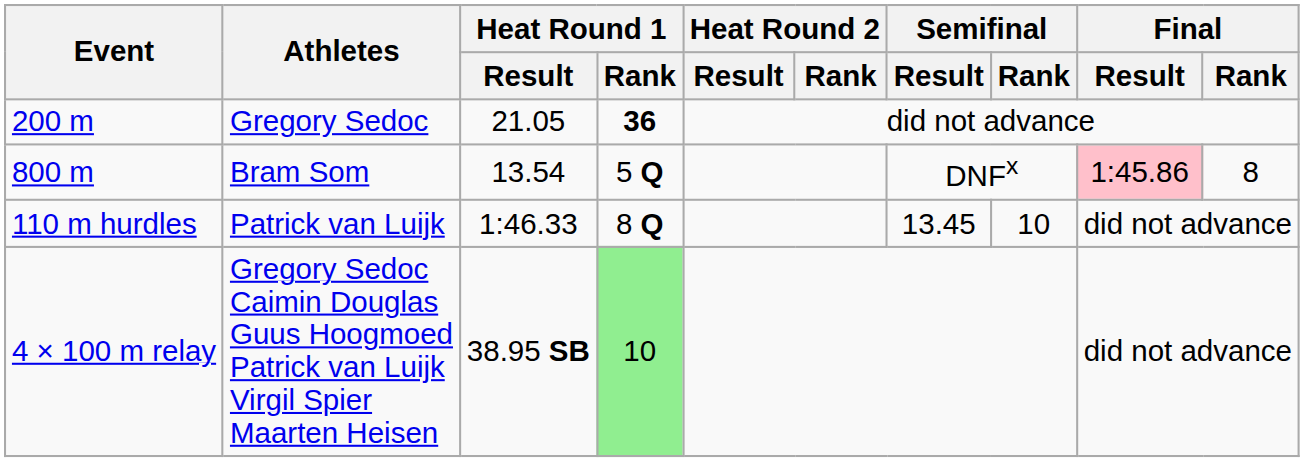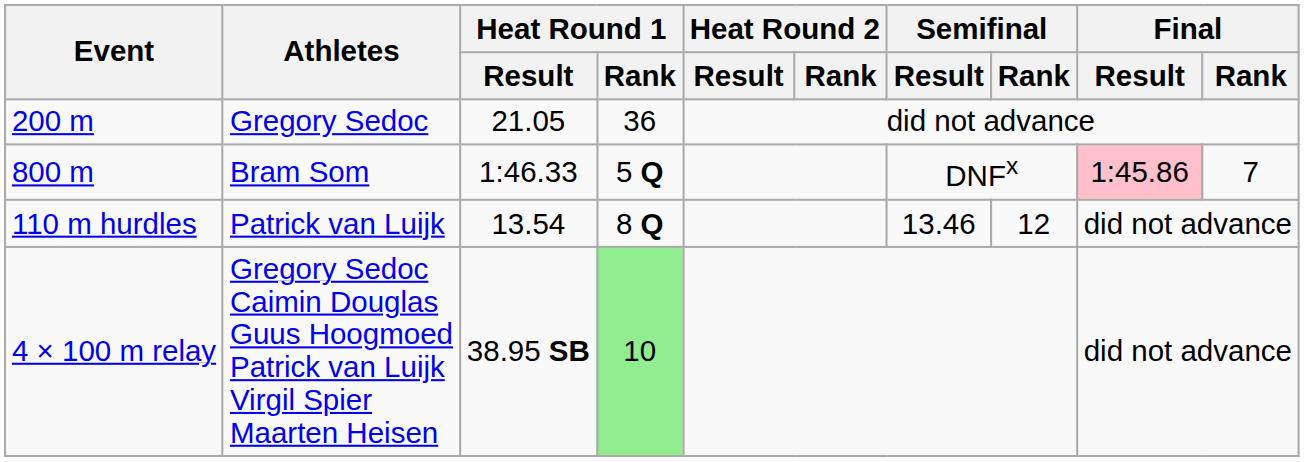(640, 122) bold -> (640, 122) normal
(528, 173) 13.54 -> (528, 173) 1:46.33
(1251, 173) 8 -> (1251, 173) 7
(528, 223) 1:46.33 -> (528, 223) 13.54
(939, 223) 13.45 -> (939, 223) 13.46
(1034, 223) 10 -> (1034, 223) 12
